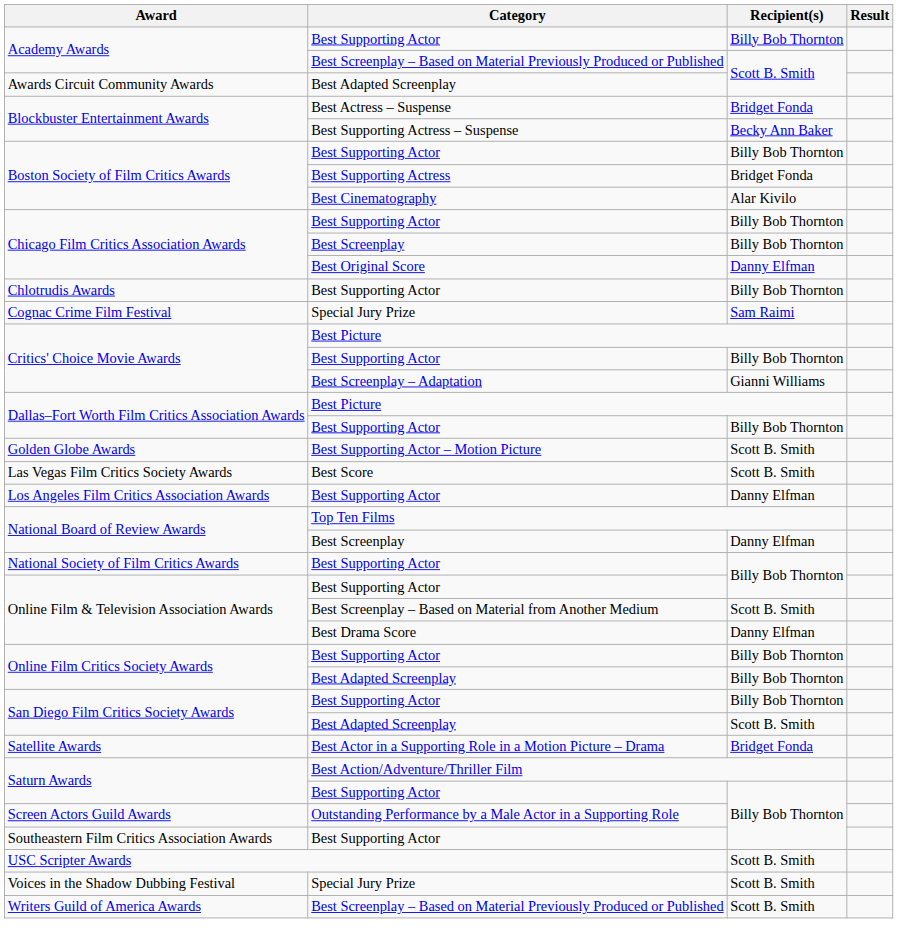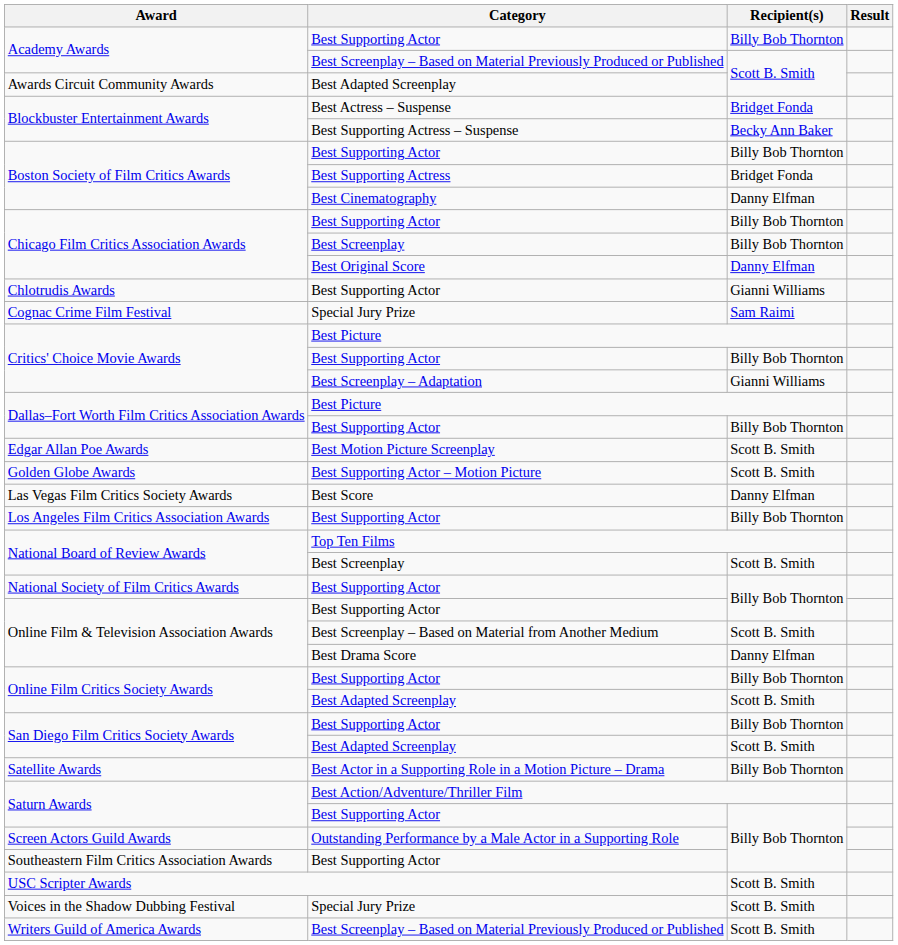(763, 198) Alar Kivilo -> (772, 198) Danny Elfman
(787, 289) Billy Bob Thornton -> (778, 289) Gianni Williams
+ row: (78, 449)
(772, 472) Scott B. Smith -> (772, 495) Danny Elfman
(772, 495) Danny Elfman -> (787, 518) Billy Bob Thornton
(772, 541) Danny Elfman -> (772, 564) Scott B. Smith
(787, 678) Billy Bob Thornton -> (772, 701) Scott B. Smith
(772, 746) Bridget Fonda -> (787, 769) Billy Bob Thornton
